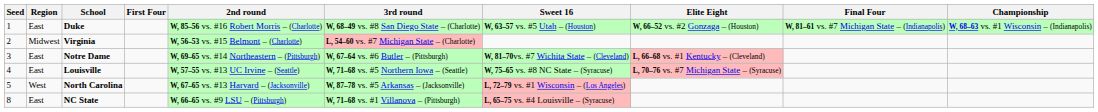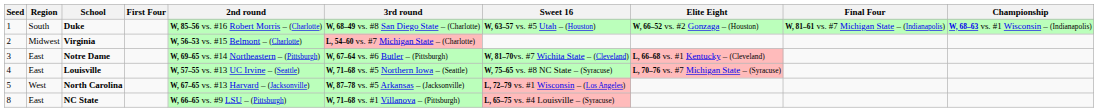(36, 26) East -> (39, 26) South
